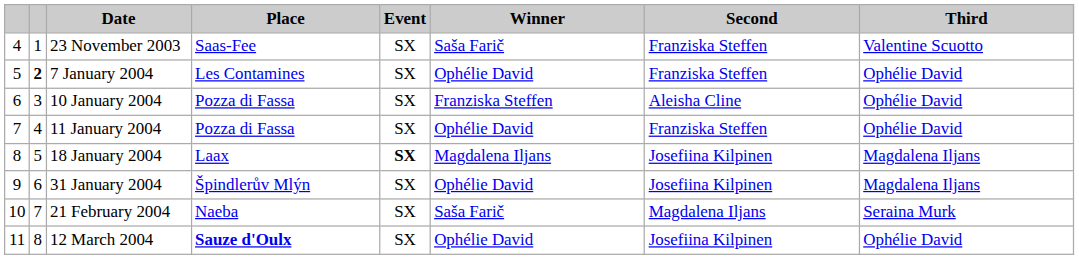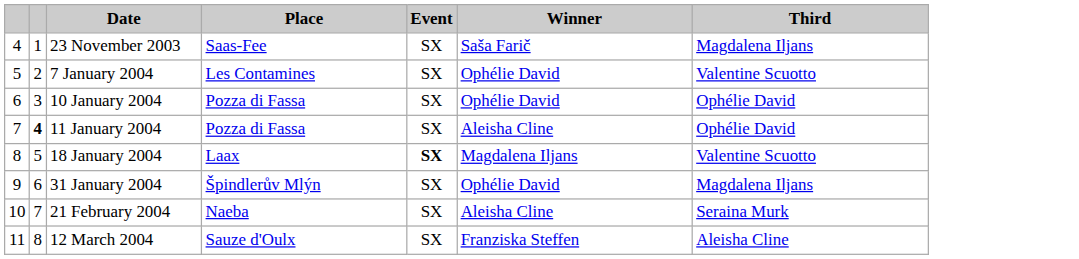- column: (752, 18)
(923, 45) Valentine Scuotto -> (755, 45) Magdalena Iljans
(38, 73) bold -> (38, 73) normal
(913, 73) Ophélie David -> (756, 73) Valentine Scuotto
(493, 101) Franziska Steffen -> (510, 101) Ophélie David
(38, 128) normal -> (38, 128) bold
(484, 128) Ophélie David -> (507, 128) Aleisha Cline
(922, 156) Magdalena Iljans -> (756, 156) Valentine Scuotto
(469, 211) Saša Farič -> (507, 211) Aleisha Cline
(243, 239) bold -> (251, 239) normal
(484, 239) Ophélie David -> (520, 239) Franziska Steffen
(913, 239) Ophélie David -> (742, 239) Aleisha Cline
